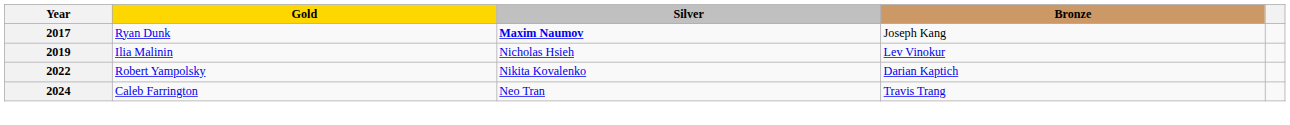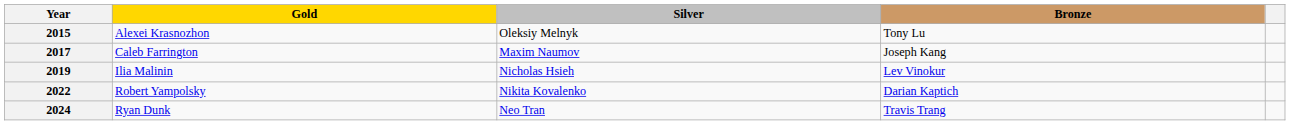+ row: (58, 33)
(143, 33) Ryan Dunk -> (156, 52) Caleb Farrington
(541, 33) bold -> (539, 52) normal
(156, 91) Caleb Farrington -> (143, 110) Ryan Dunk
